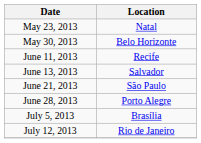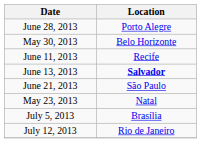rows swapped: (50, 27) <-> (50, 101)
(146, 71) normal -> (146, 71) bold
